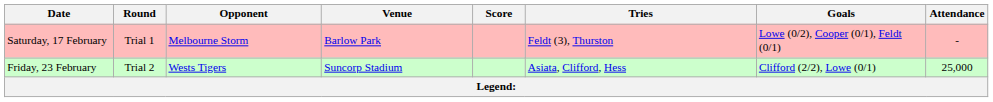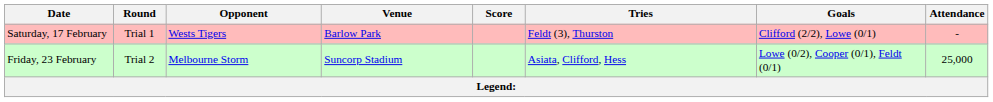(208, 40) Melbourne Storm -> (197, 33) Wests Tigers
(830, 40) Lowe (0/2), Cooper (0/1), Feldt (0/1) -> (817, 33) Clifford (2/2), Lowe (0/1)
(197, 67) Wests Tigers -> (208, 60) Melbourne Storm
(817, 67) Clifford (2/2), Lowe (0/1) -> (830, 60) Lowe (0/2), Cooper (0/1), Feldt (0/1)
